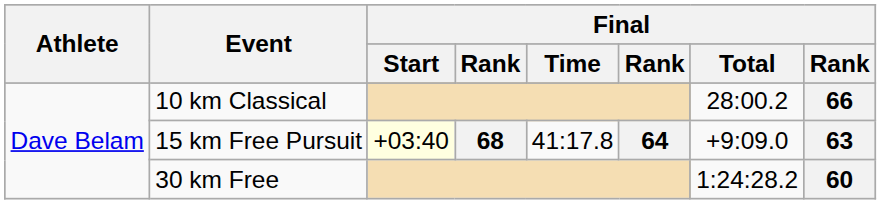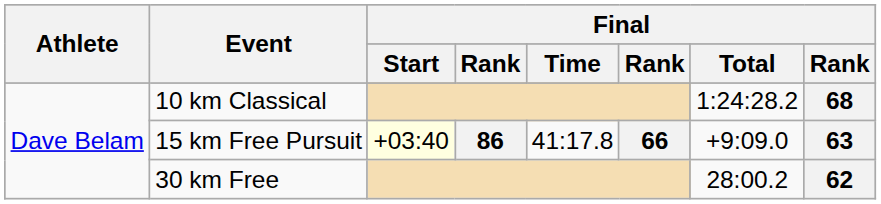(747, 102) 28:00.2 -> (747, 102) 1:24:28.2
(840, 102) 66 -> (840, 102) 68
(490, 141) 68 -> (490, 141) 86
(655, 141) 64 -> (655, 141) 66
(747, 179) 1:24:28.2 -> (747, 179) 28:00.2
(840, 179) 60 -> (840, 179) 62
